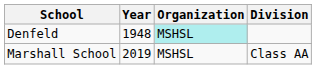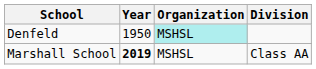(137, 34) 1948 -> (137, 34) 1950
(137, 54) normal -> (137, 54) bold
